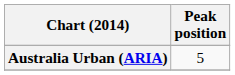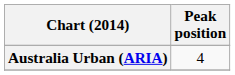(200, 57) 5 -> (200, 57) 4
